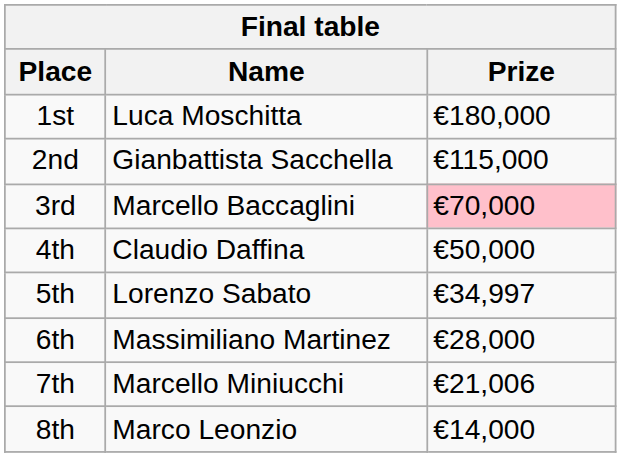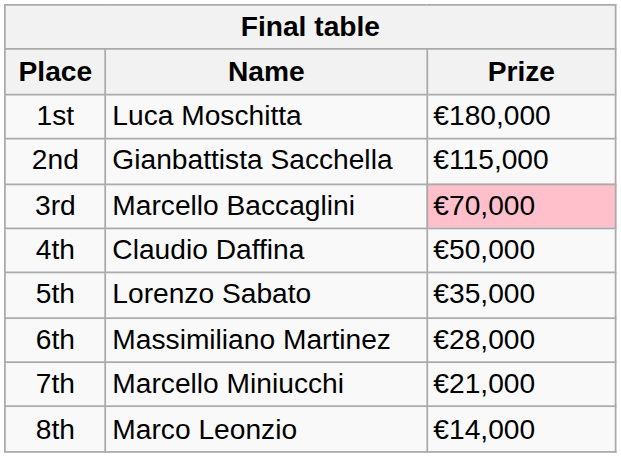(484, 294) €34,997 -> (484, 294) €35,000
(484, 384) €21,006 -> (484, 384) €21,000
